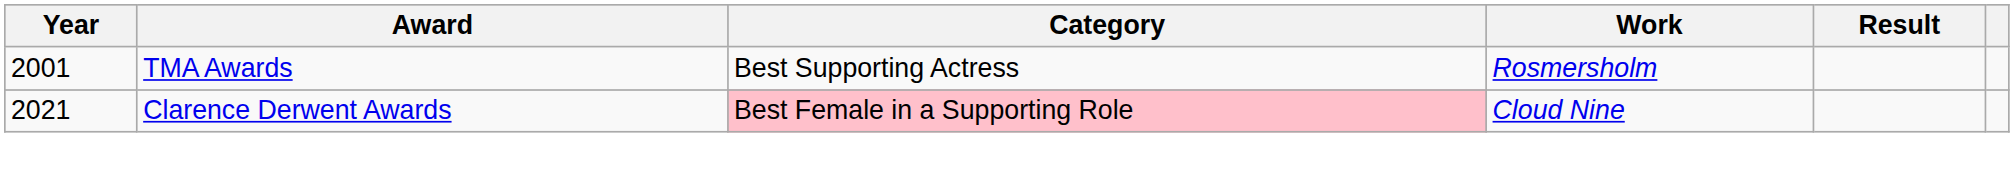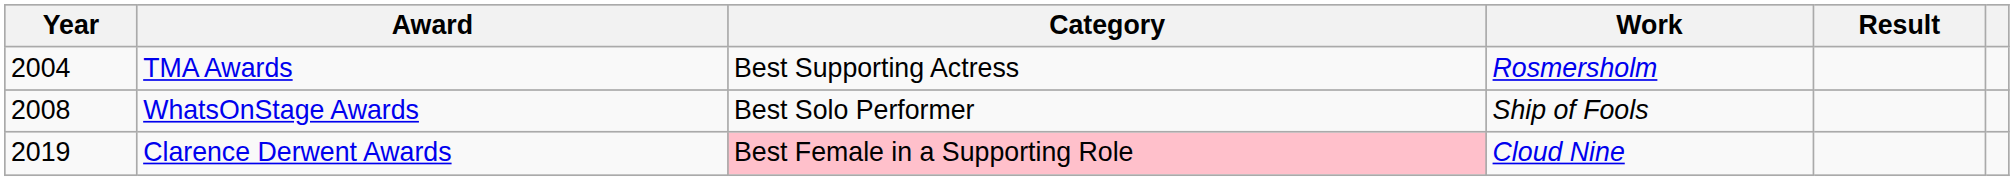(41, 68) 2001 -> (41, 68) 2004
+ row: (281, 110)
(41, 110) 2021 -> (41, 152) 2019
